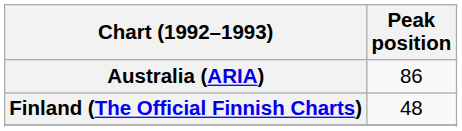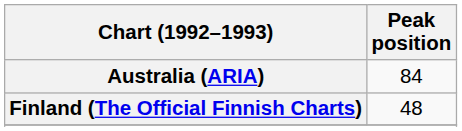(411, 76) 86 -> (411, 76) 84
